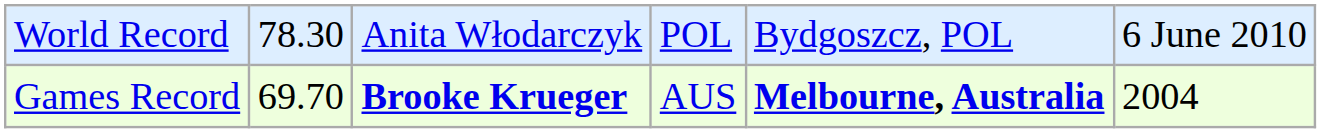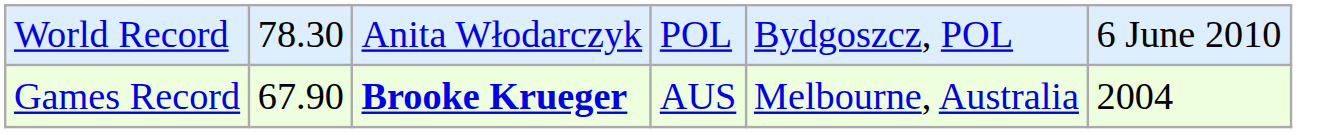(301, 95) 69.70 -> (301, 95) 67.90
(929, 95) bold -> (916, 95) normal
